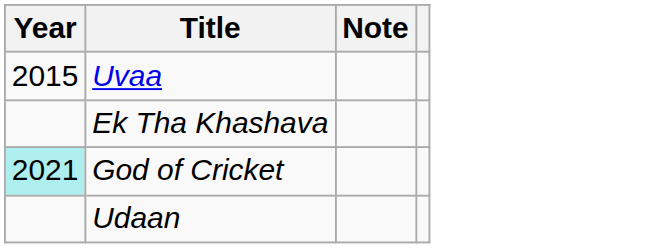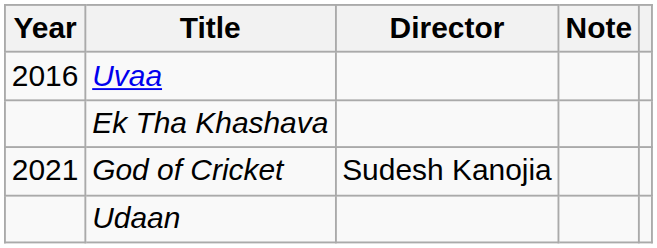+ column: (447, 28)
(45, 75) 2015 -> (45, 75) 2016
(45, 170) paleturquoise background -> (45, 170) no background
